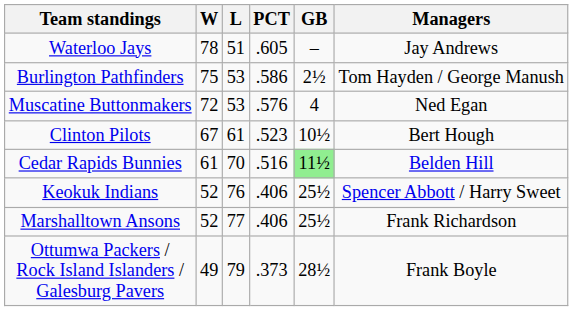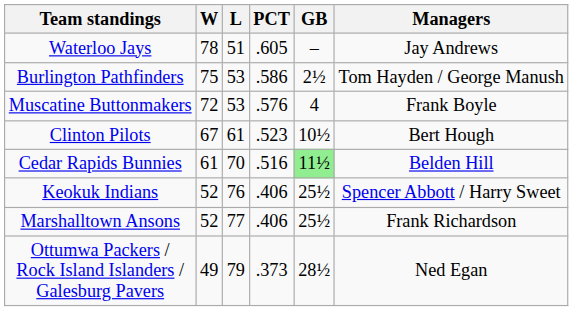(451, 105) Ned Egan -> (451, 105) Frank Boyle
(451, 270) Frank Boyle -> (451, 270) Ned Egan
